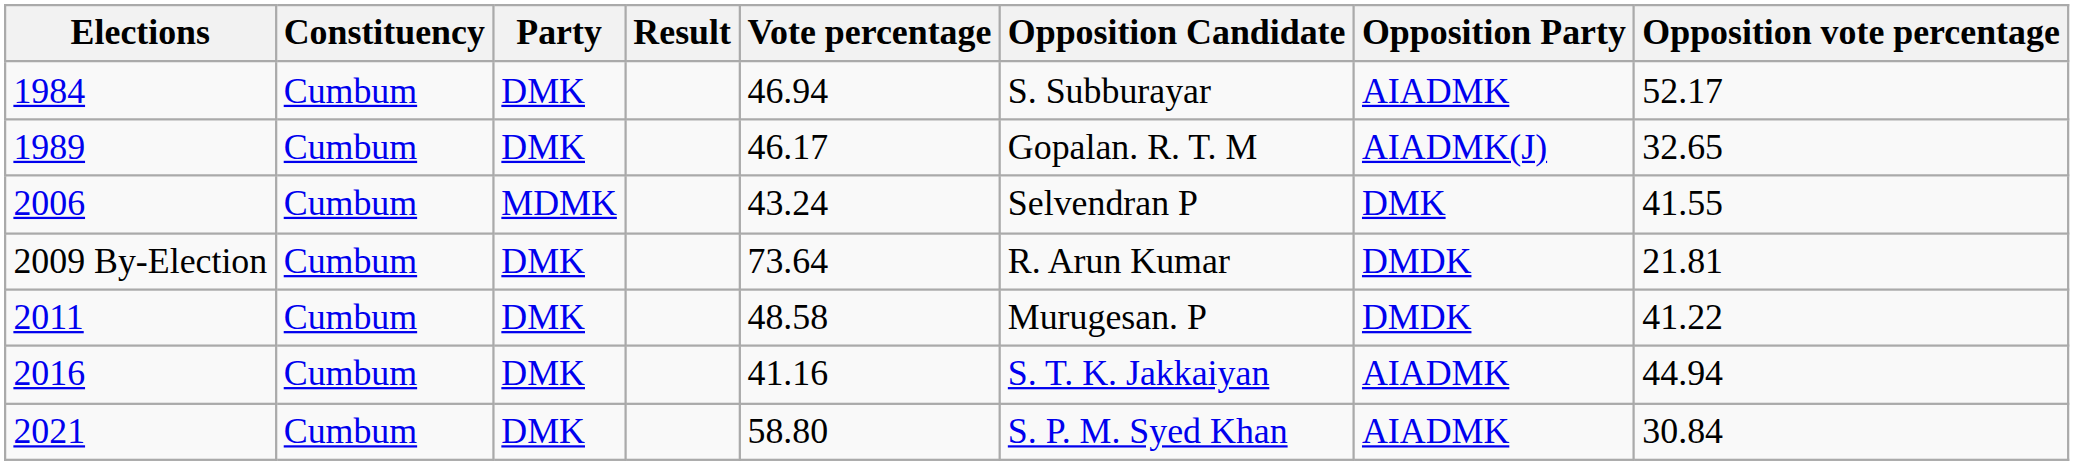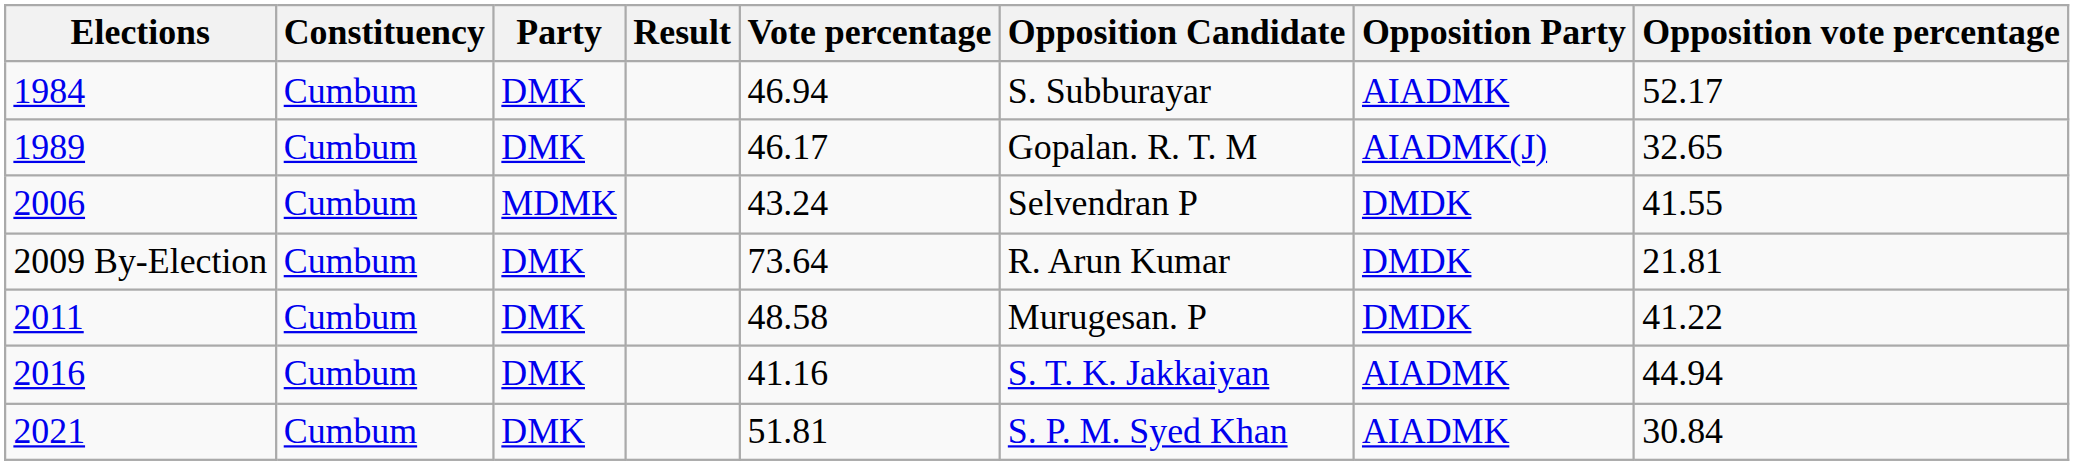(1404, 203) DMK -> (1417, 203) DMDK
(788, 430) 58.80 -> (788, 430) 51.81
